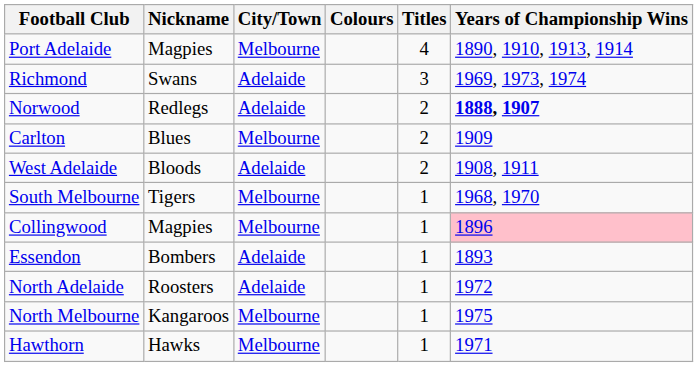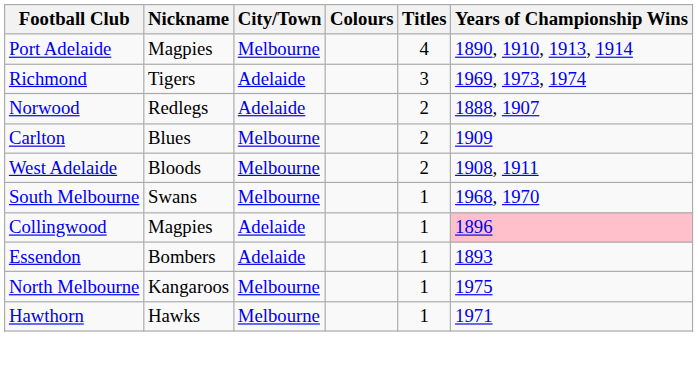(172, 78) Swans -> (172, 78) Tigers
(497, 108) bold -> (497, 108) normal
(272, 167) Adelaide -> (279, 167) Melbourne
(172, 197) Tigers -> (172, 197) Swans
(279, 227) Melbourne -> (272, 227) Adelaide
- row: (66, 286)
